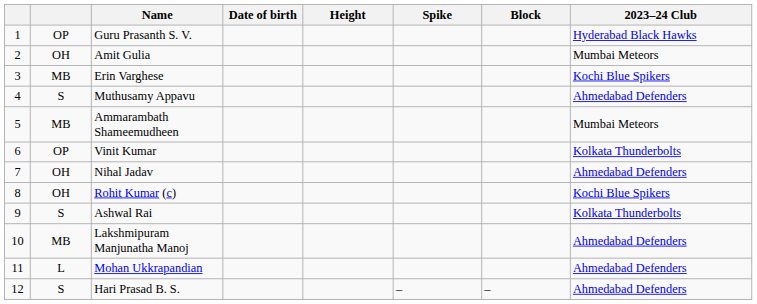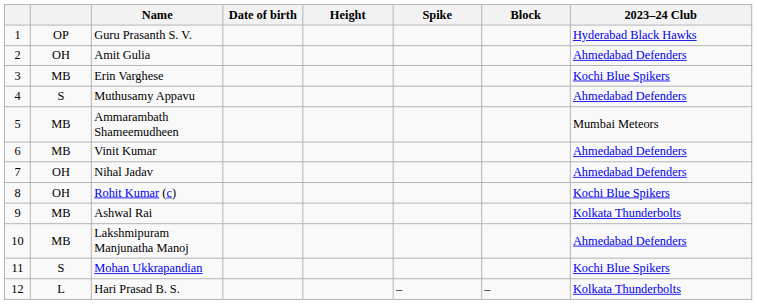(616, 55) Mumbai Meteors -> (630, 55) Ahmedabad Defenders
(61, 152) OP -> (61, 152) MB
(627, 152) Kolkata Thunderbolts -> (630, 152) Ahmedabad Defenders
(61, 213) S -> (61, 213) MB
(61, 269) L -> (61, 269) S
(630, 269) Ahmedabad Defenders -> (621, 269) Kochi Blue Spikers
(61, 289) S -> (61, 289) L
(630, 289) Ahmedabad Defenders -> (627, 289) Kolkata Thunderbolts
